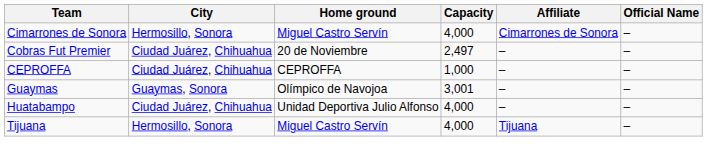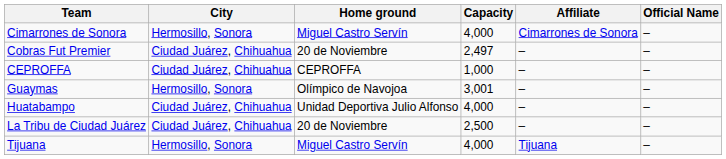(179, 88) Guaymas, Sonora -> (202, 88) Hermosillo, Sonora
+ row: (77, 126)
